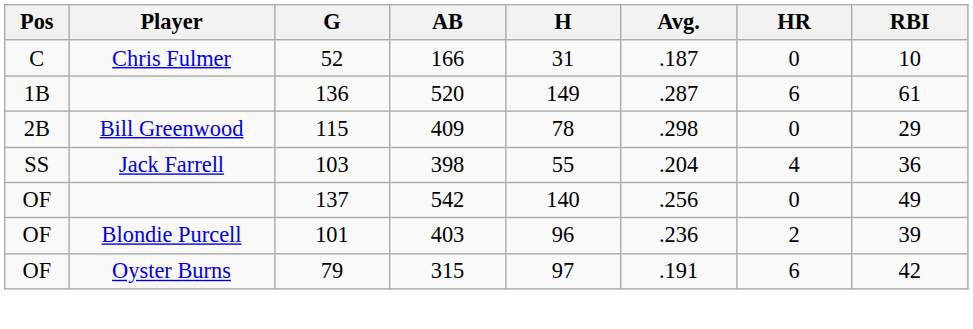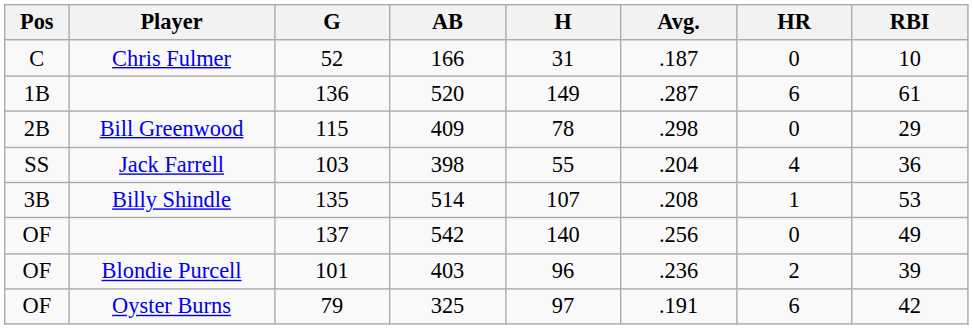+ row: (332, 199)
(447, 270) 315 -> (447, 306) 325
